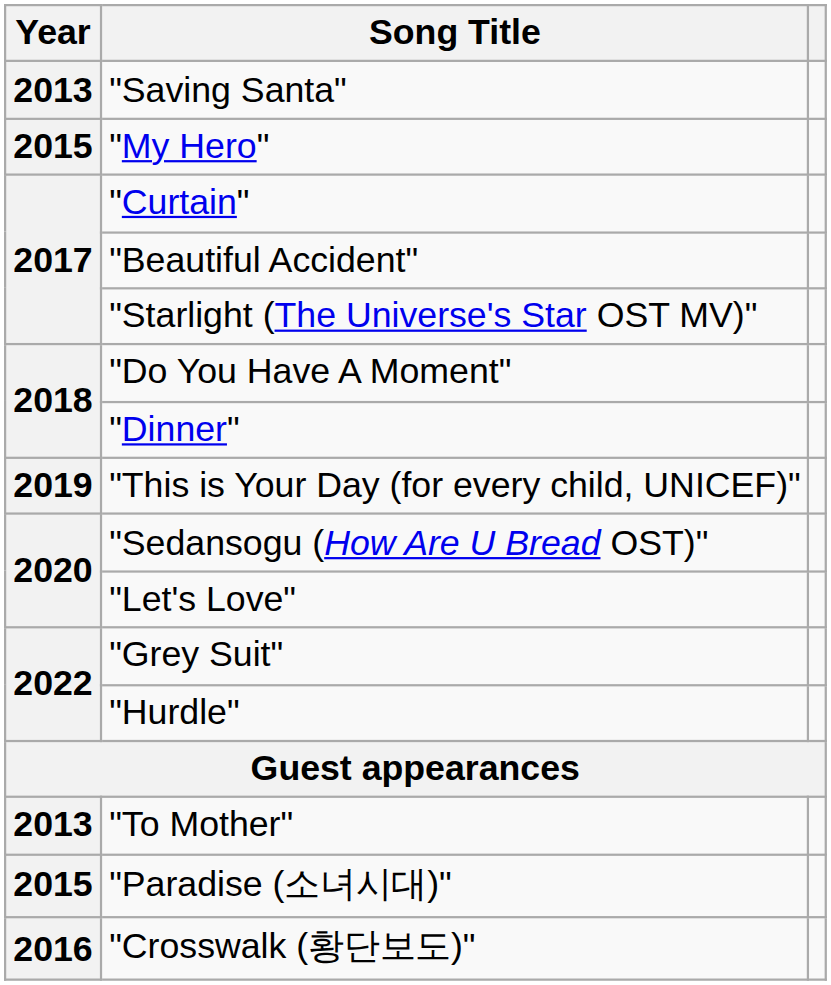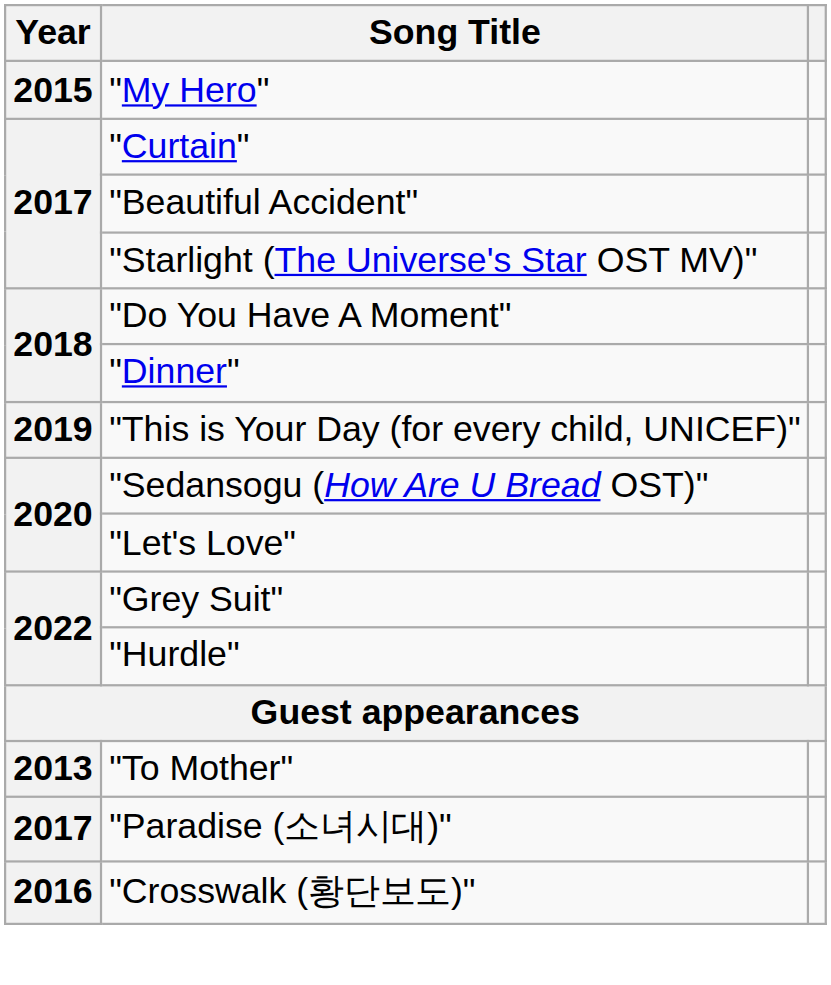- row: (228, 89)
(53, 884) 2015 -> (53, 828) 2017
